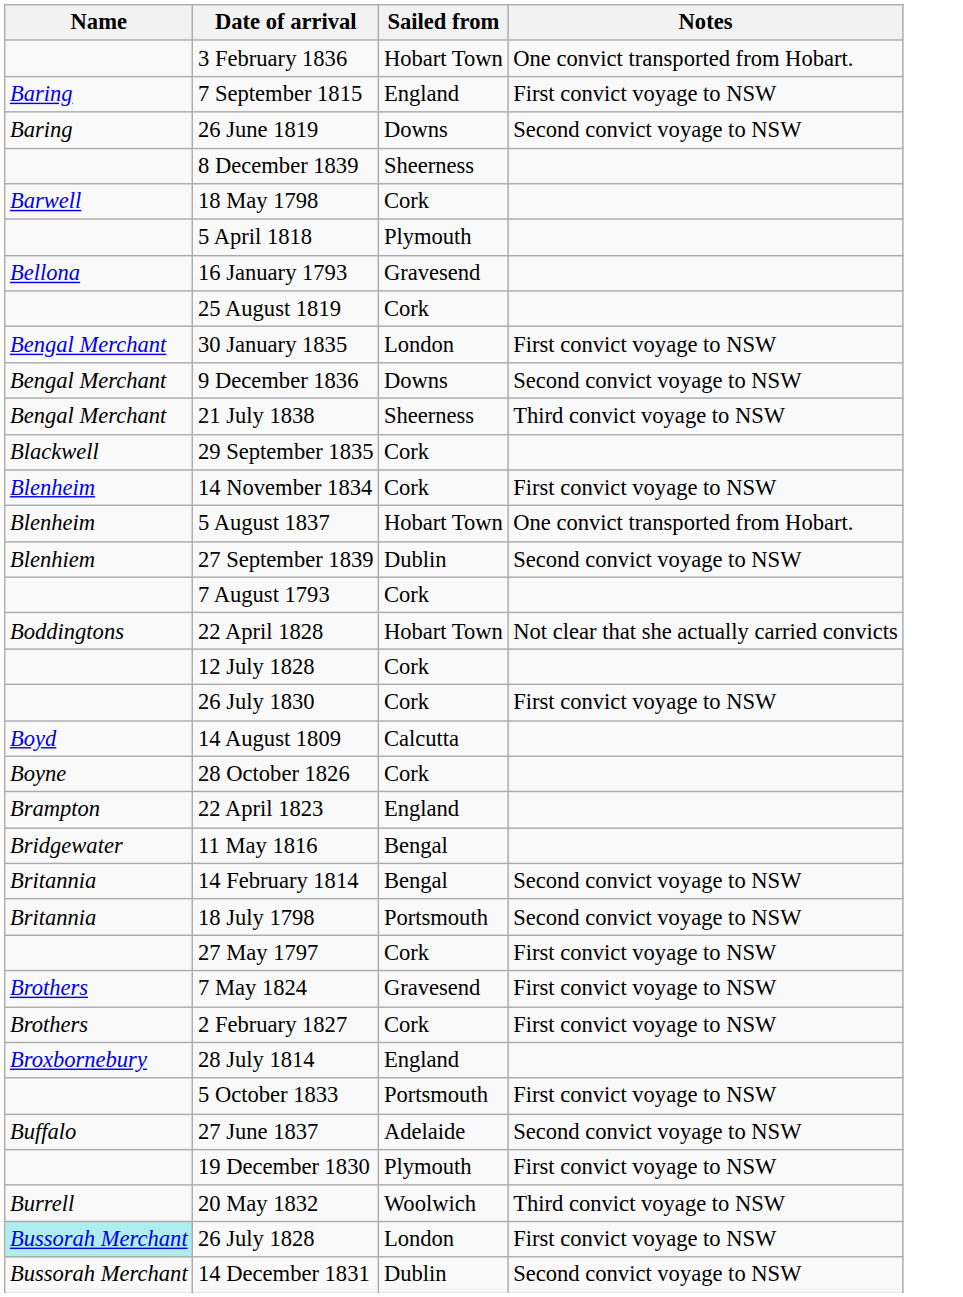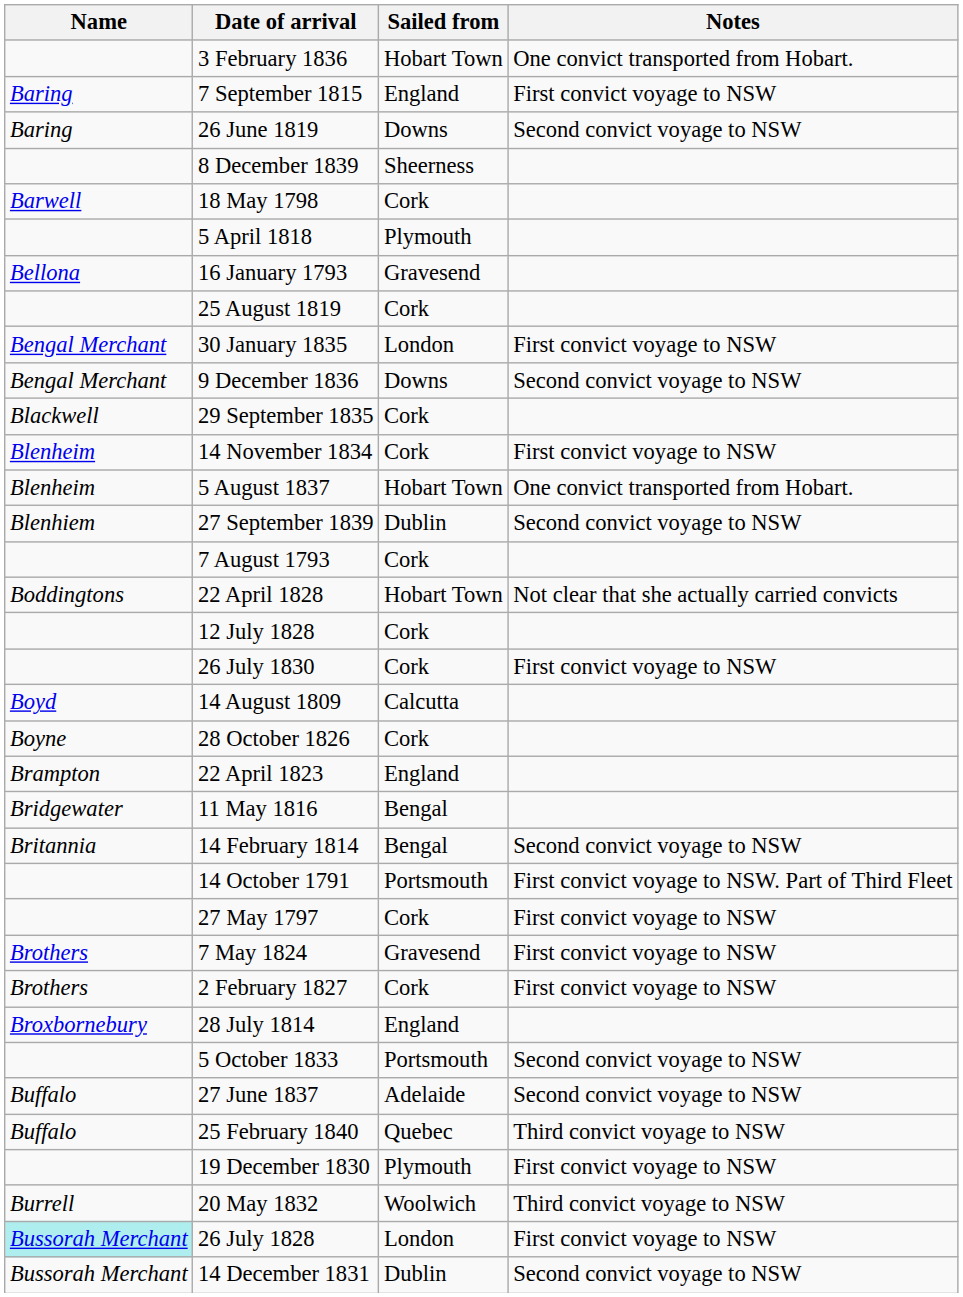- row: (256, 415)
+ row: (274, 881)
- row: (256, 916)
(645, 1095) First convict voyage to NSW -> (657, 1059) Second convict voyage to NSW
+ row: (278, 1131)
